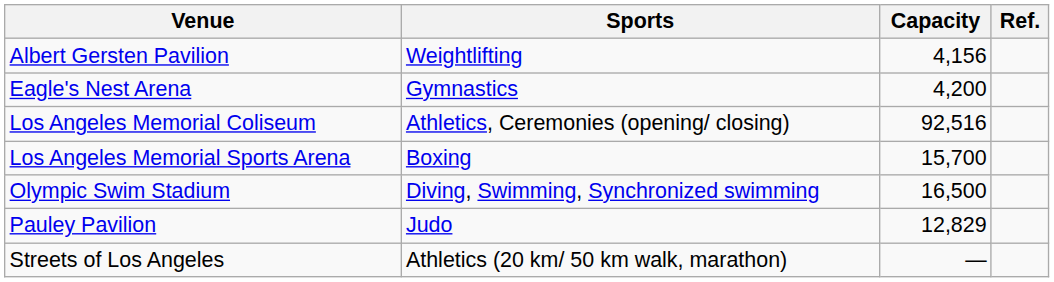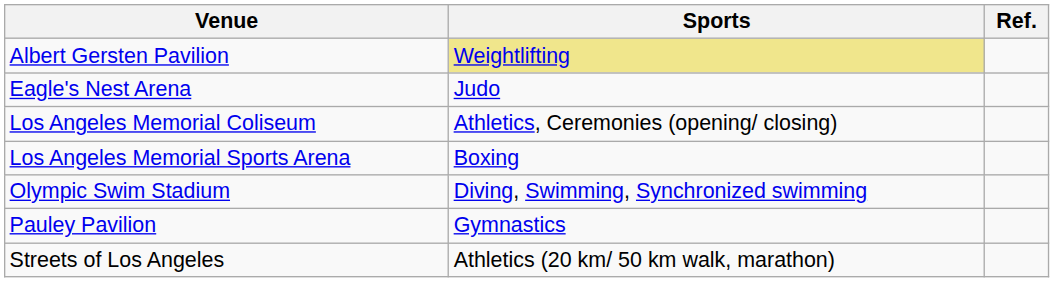- column: (935, 21)
(464, 55) no background -> (512, 55) khaki background
(462, 89) Gymnastics -> (477, 89) Judo
(429, 225) Judo -> (510, 225) Gymnastics
